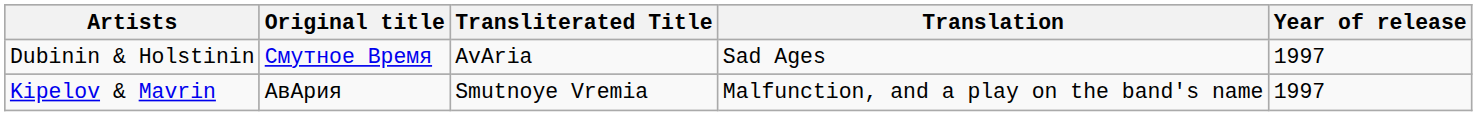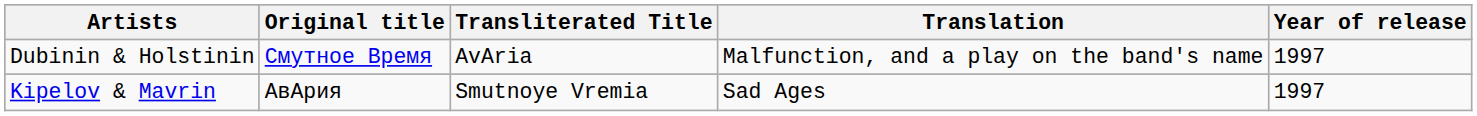(774, 57) Sad Ages -> (993, 57) Malfunction, and a play on the band's name
(993, 92) Malfunction, and a play on the band's name -> (774, 92) Sad Ages
